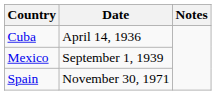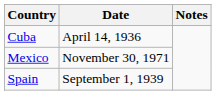(113, 57) September 1, 1939 -> (116, 57) November 30, 1971
(116, 79) November 30, 1971 -> (113, 79) September 1, 1939
